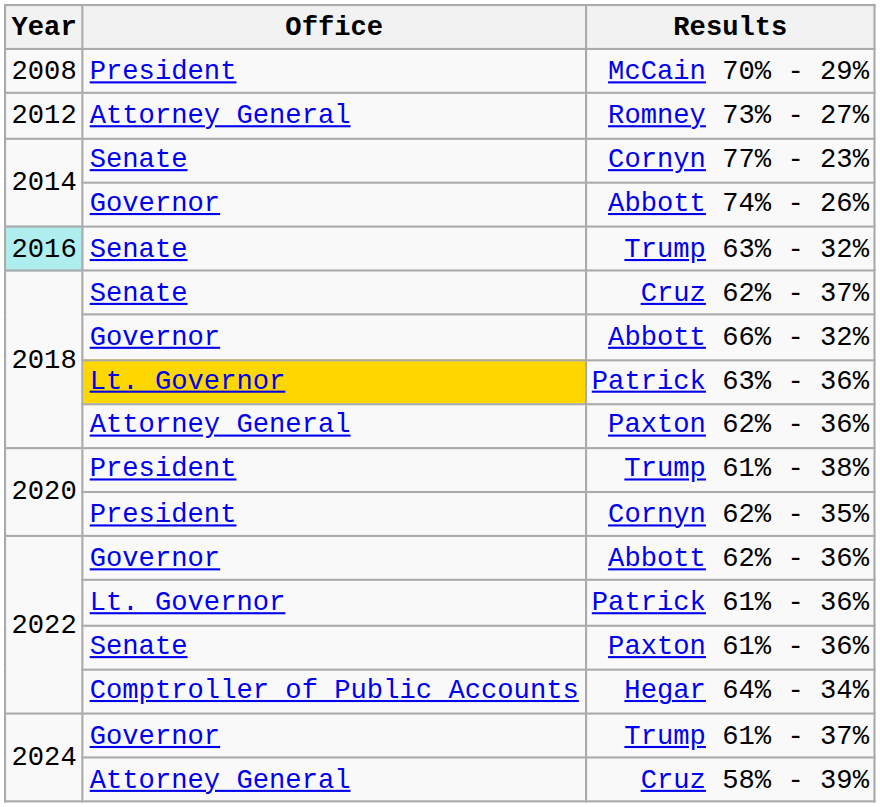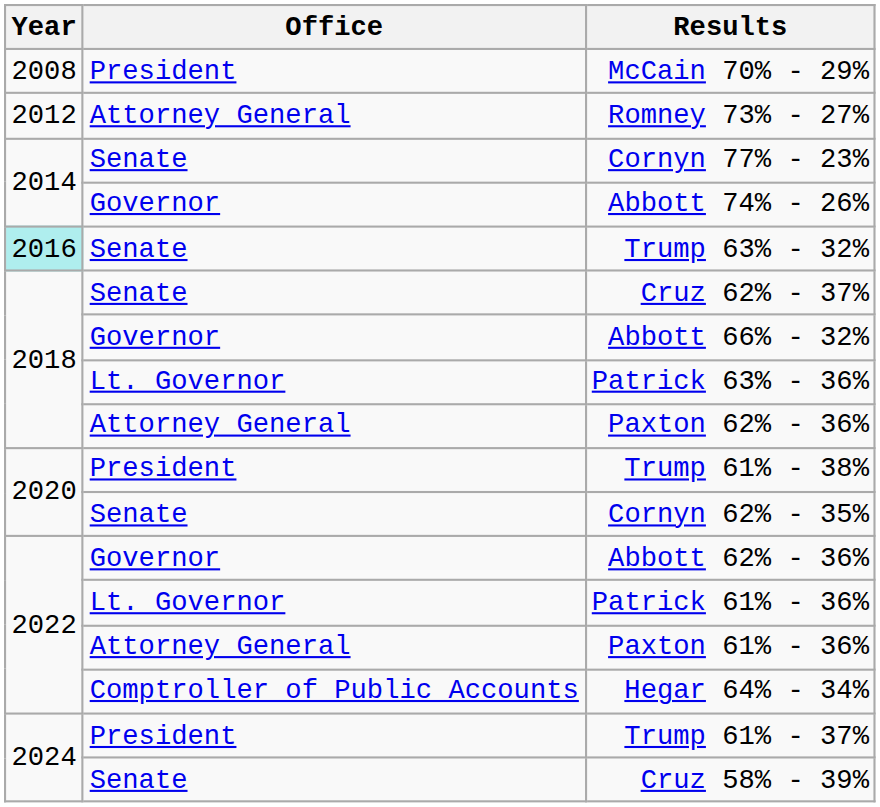(188, 381) gold background -> (188, 381) no background
(163, 514) President -> (139, 514) Senate
(139, 647) Senate -> (220, 647) Attorney General
(155, 736) Governor -> (163, 736) President
(220, 780) Attorney General -> (139, 780) Senate
